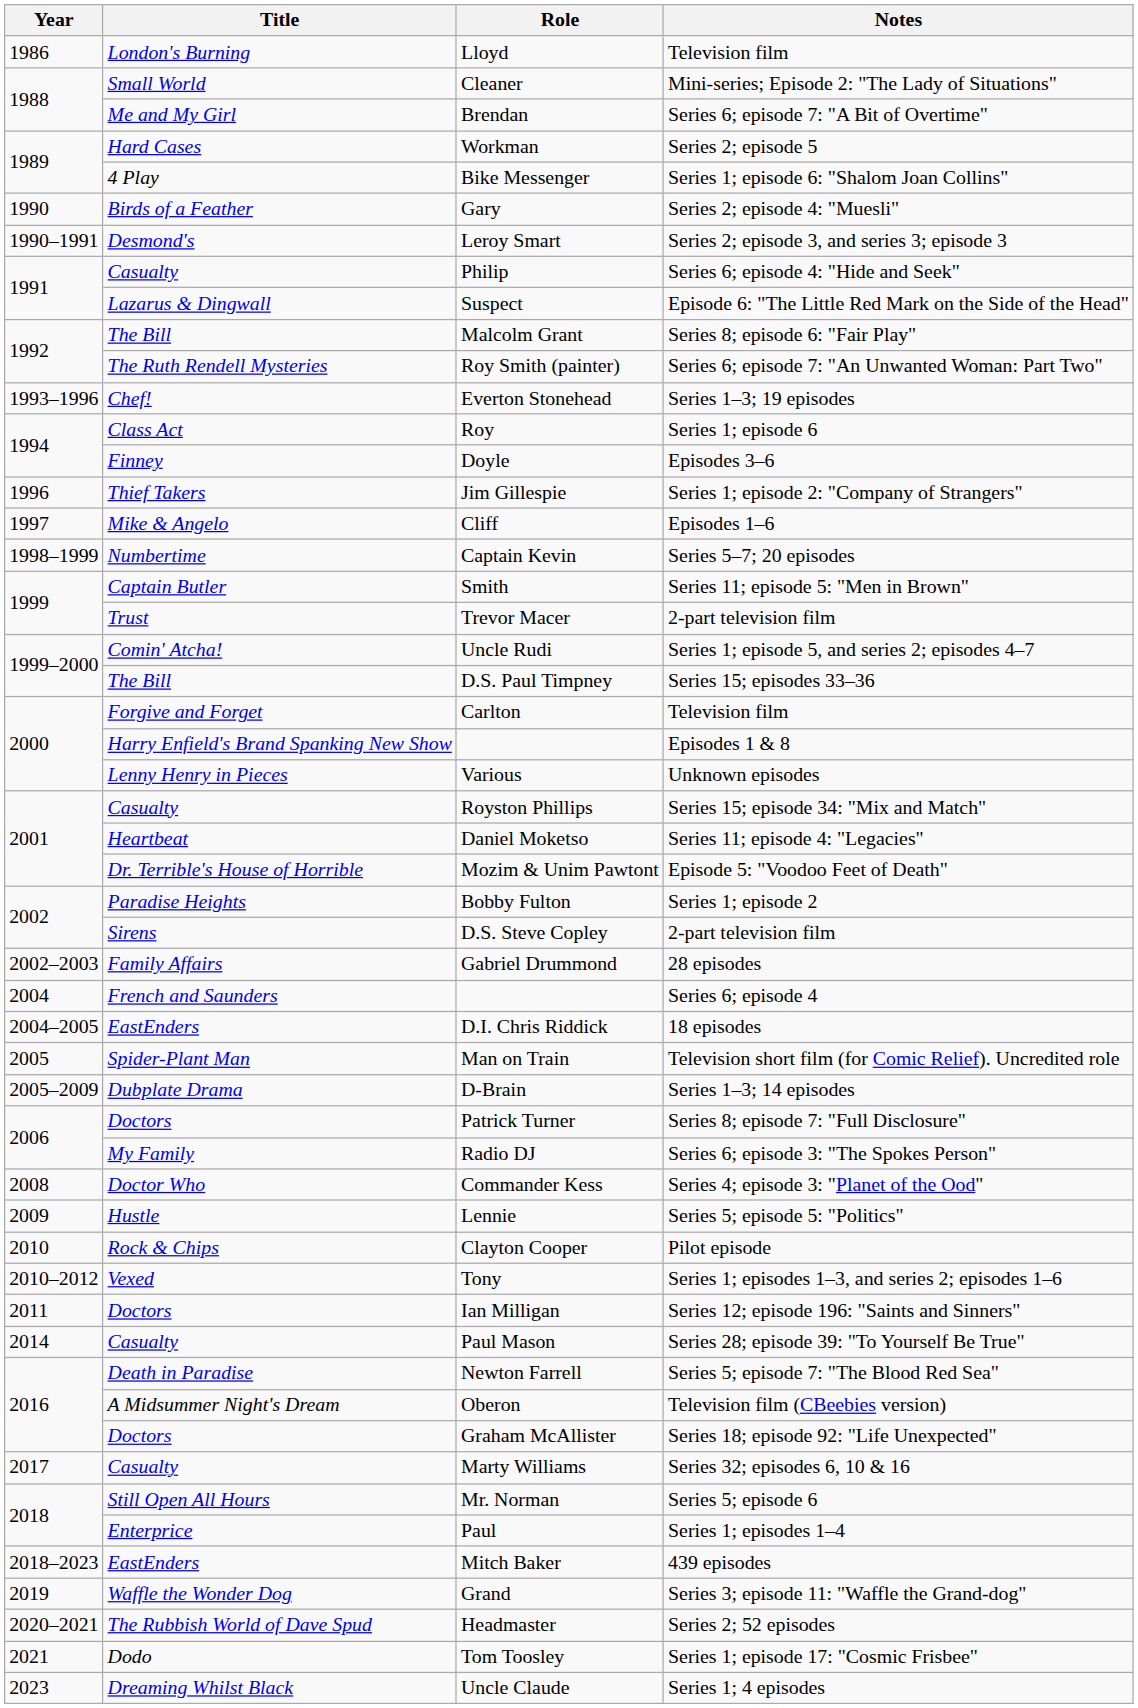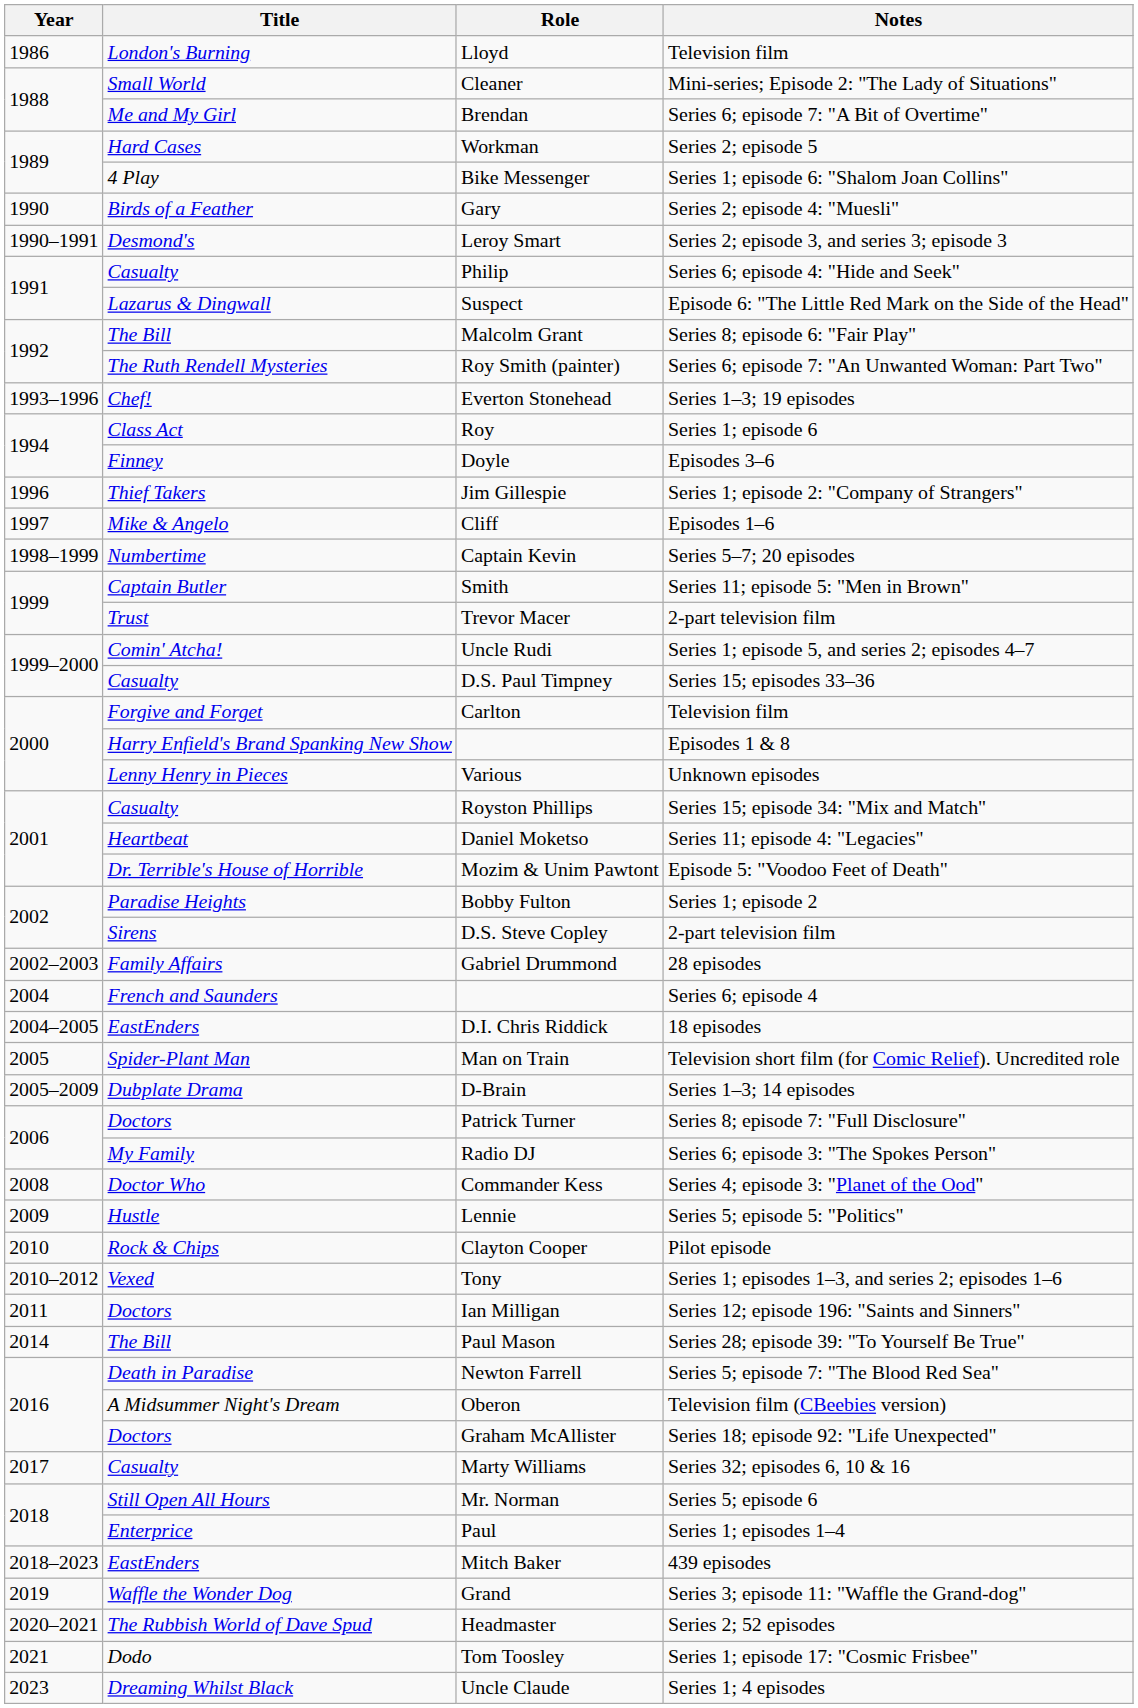(139, 680) The Bill -> (143, 680) Casualty
(143, 1341) Casualty -> (139, 1341) The Bill
